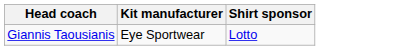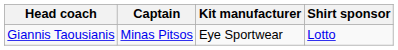+ column: (157, 14)
